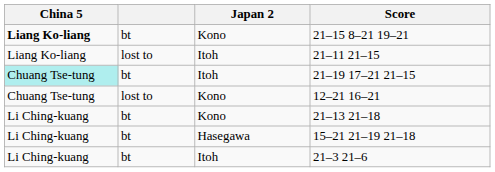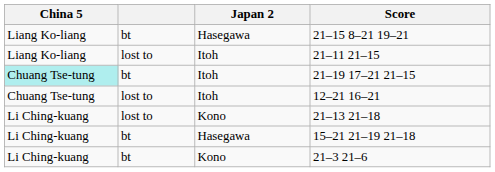(49, 34) bold -> (47, 34) normal
(212, 34) Kono -> (224, 34) Hasegawa
(212, 95) Kono -> (208, 95) Itoh
(126, 116) bt -> (137, 116) lost to
(208, 156) Itoh -> (212, 156) Kono
